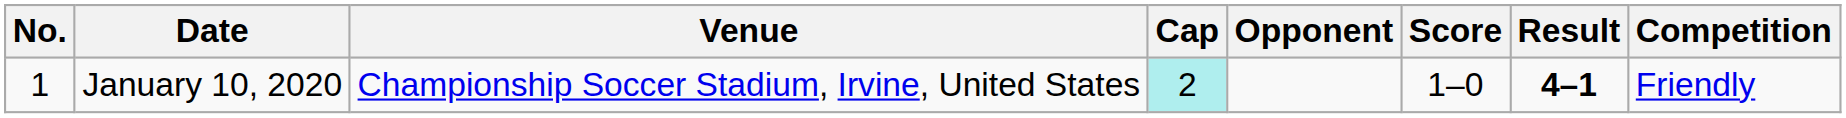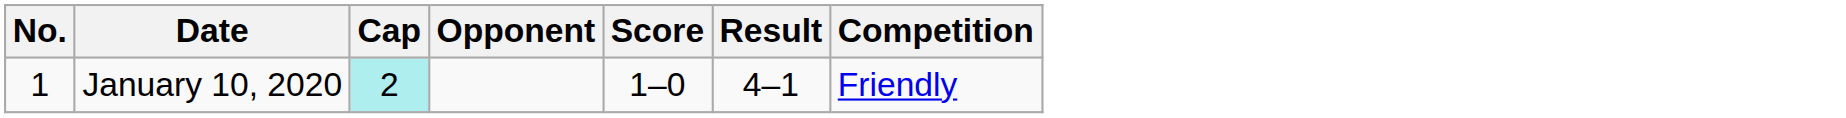- column: (749, 31)
(1569, 84) bold -> (771, 84) normal
